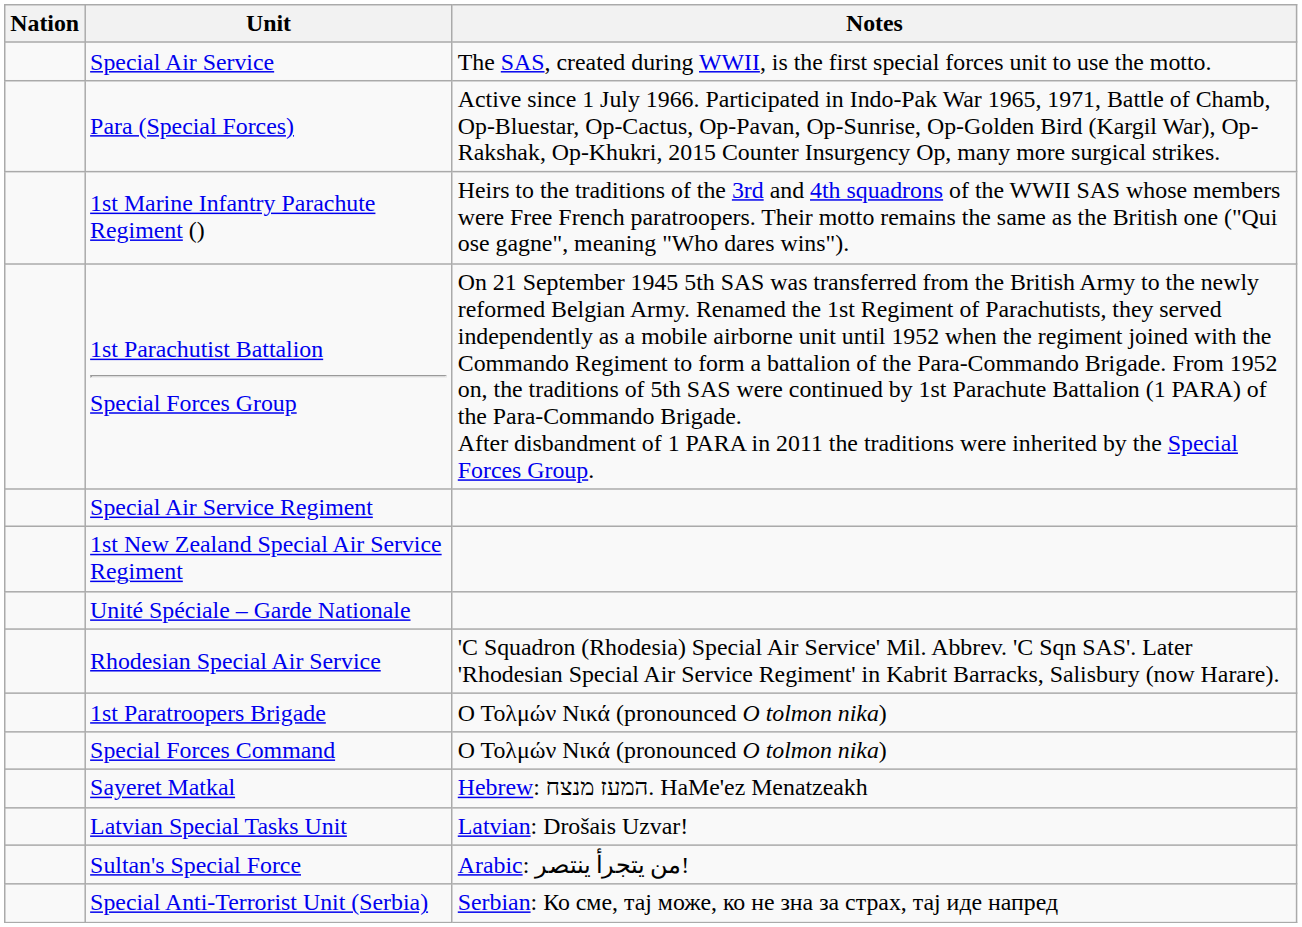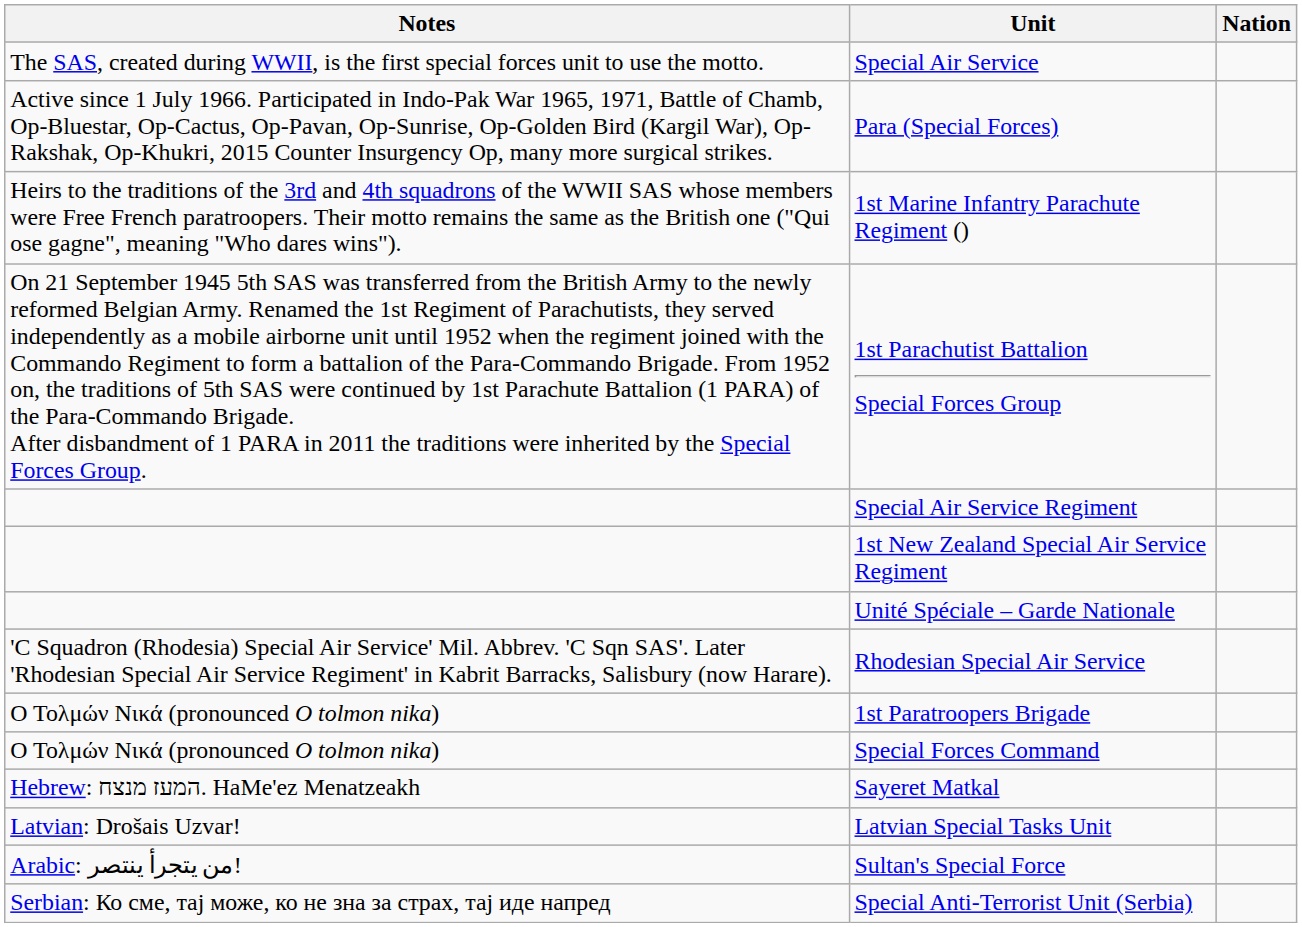columns swapped: (45, 23) <-> (874, 23)
